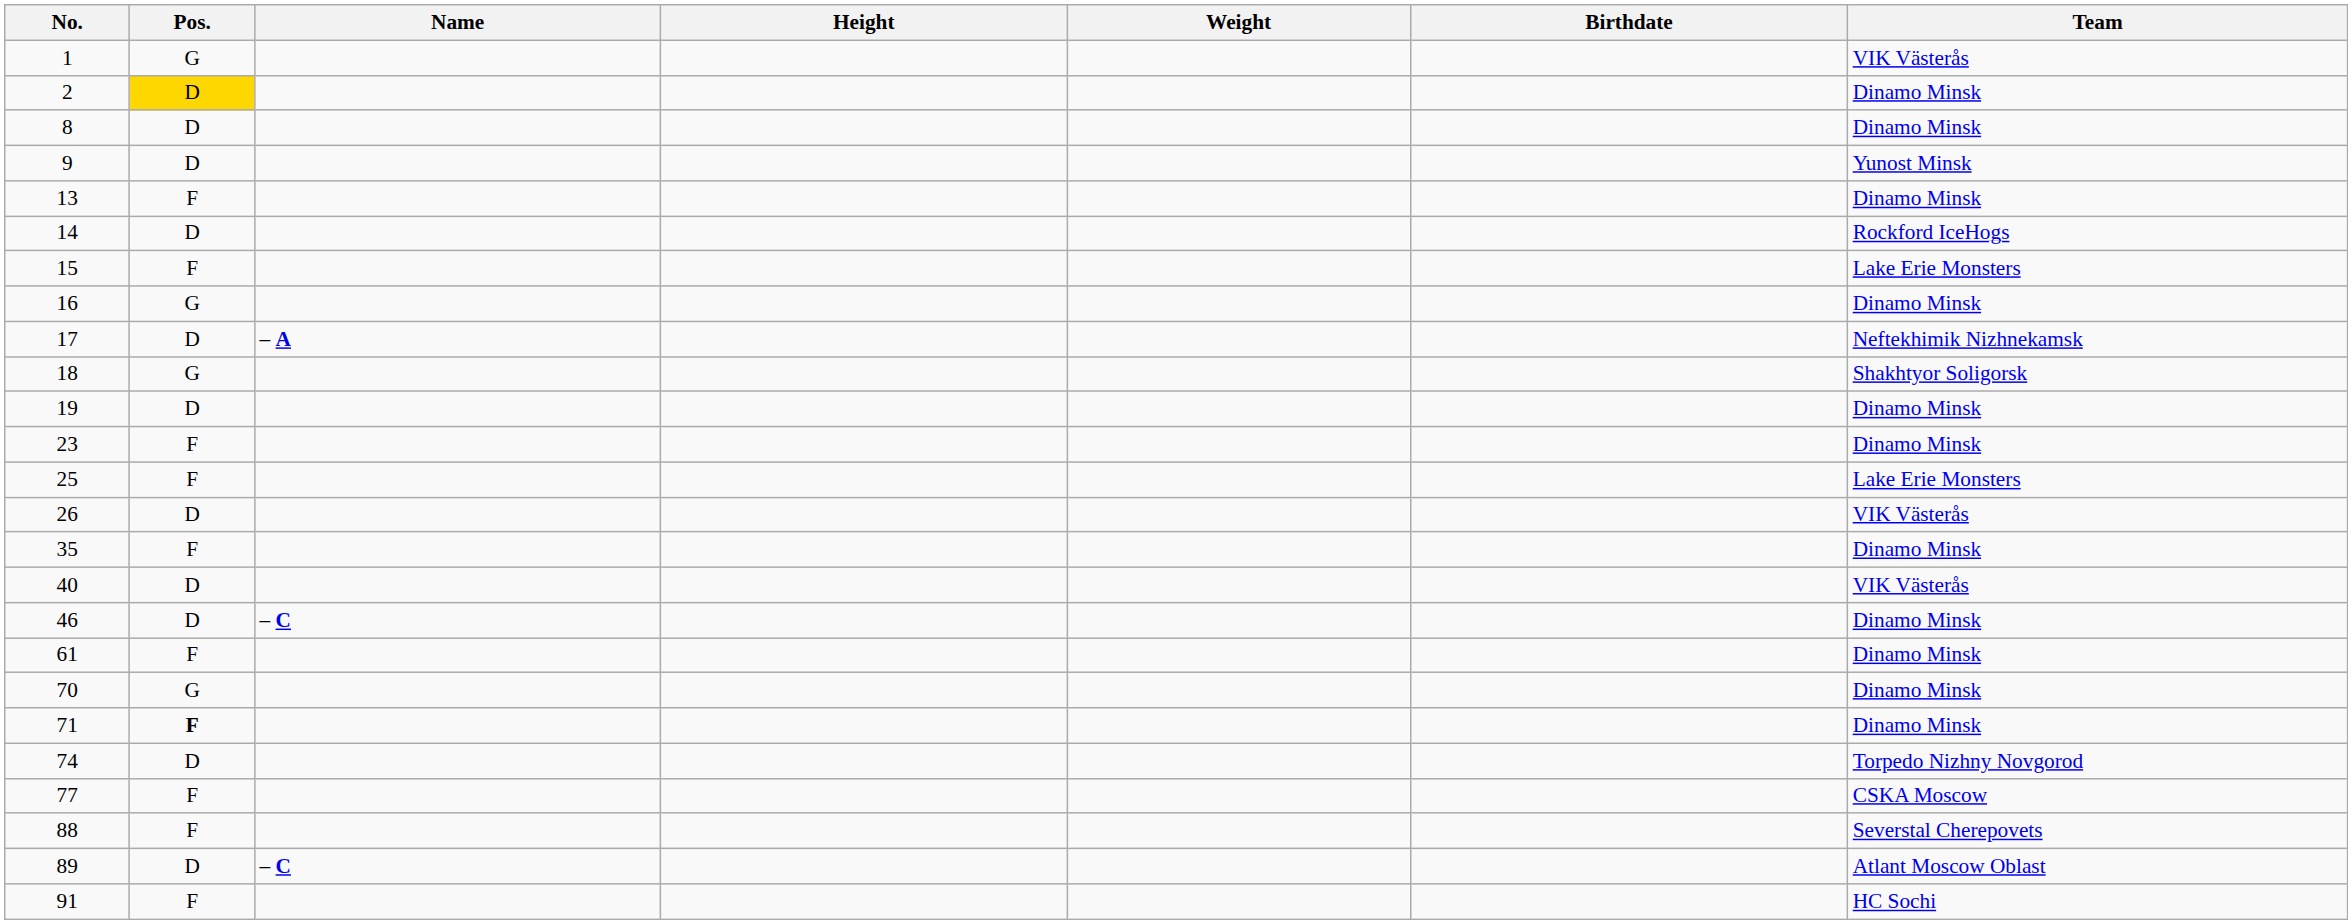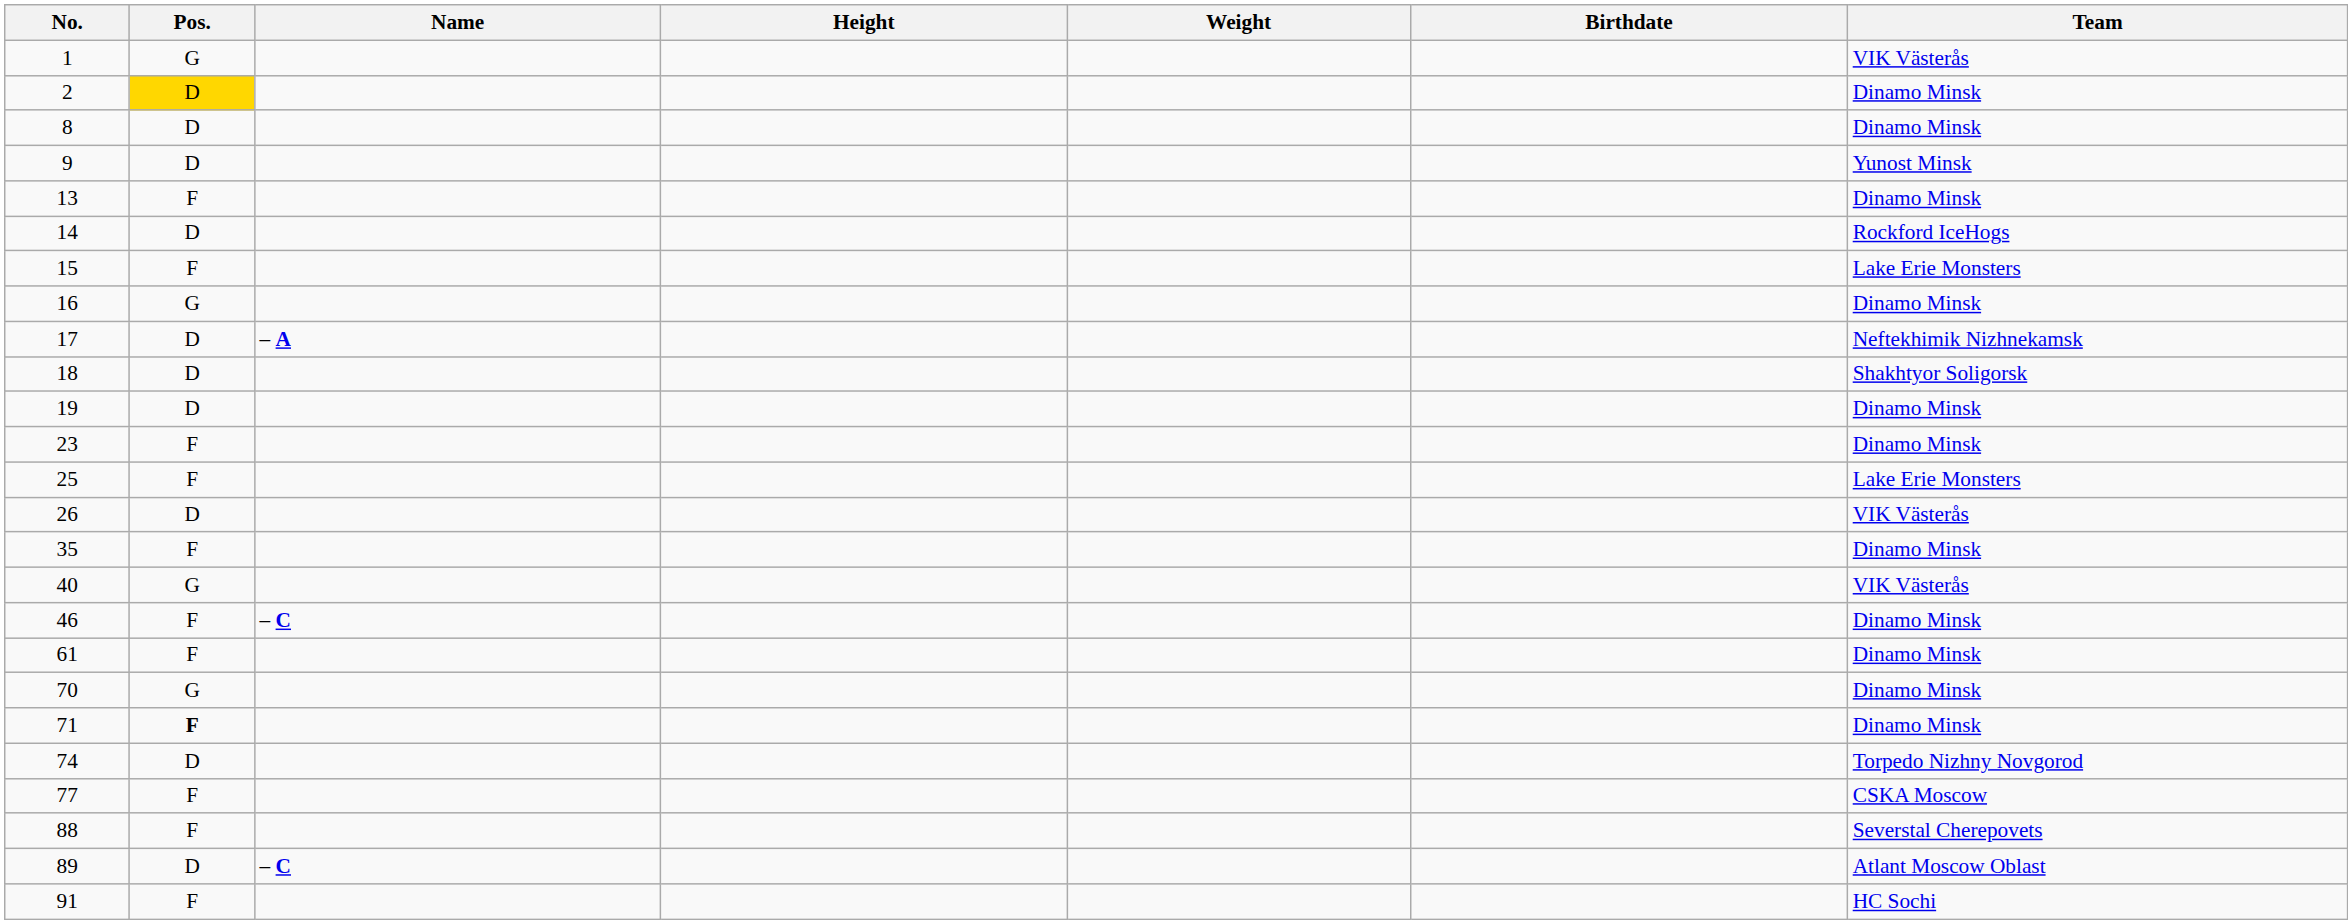(192, 373) G -> (192, 373) D
(192, 584) D -> (192, 584) G
(192, 620) D -> (192, 620) F
